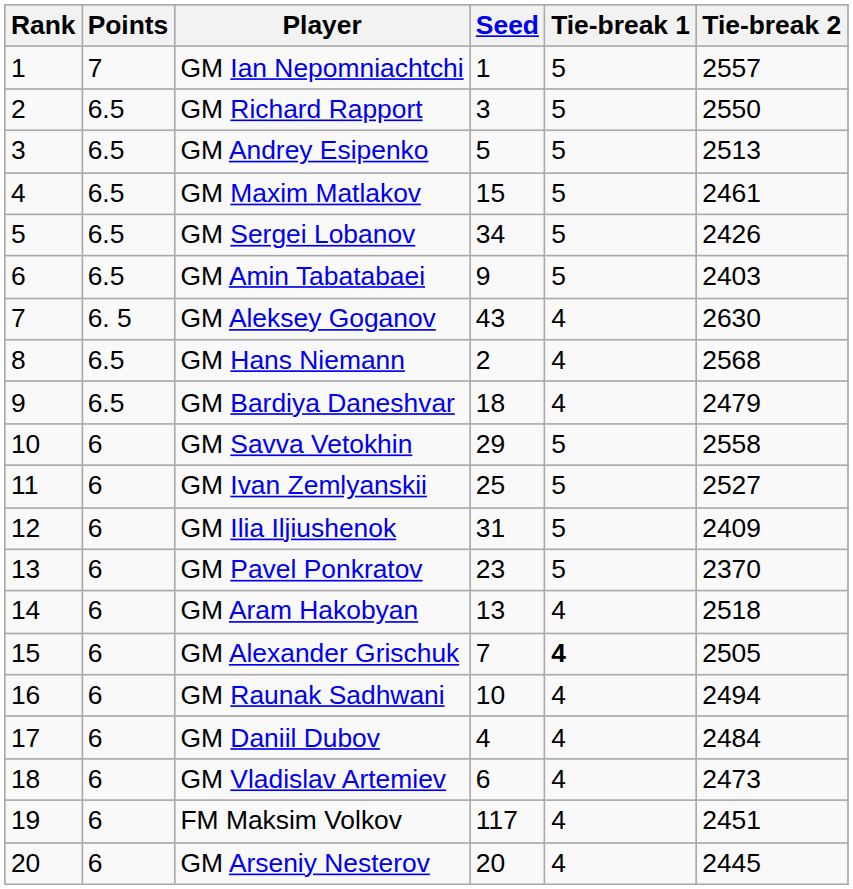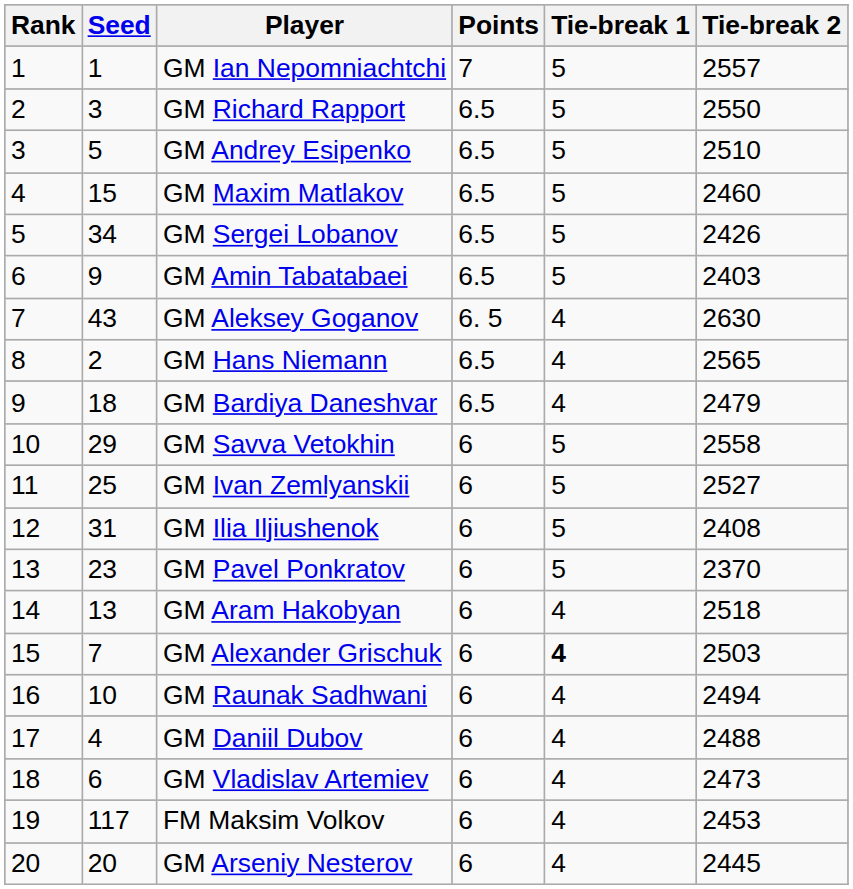columns swapped: (507, 25) <-> (128, 25)
(732, 151) 2513 -> (732, 151) 2510
(732, 192) 2461 -> (732, 192) 2460
(732, 360) 2568 -> (732, 360) 2565
(732, 527) 2409 -> (732, 527) 2408
(732, 653) 2505 -> (732, 653) 2503
(732, 737) 2484 -> (732, 737) 2488
(732, 820) 2451 -> (732, 820) 2453
